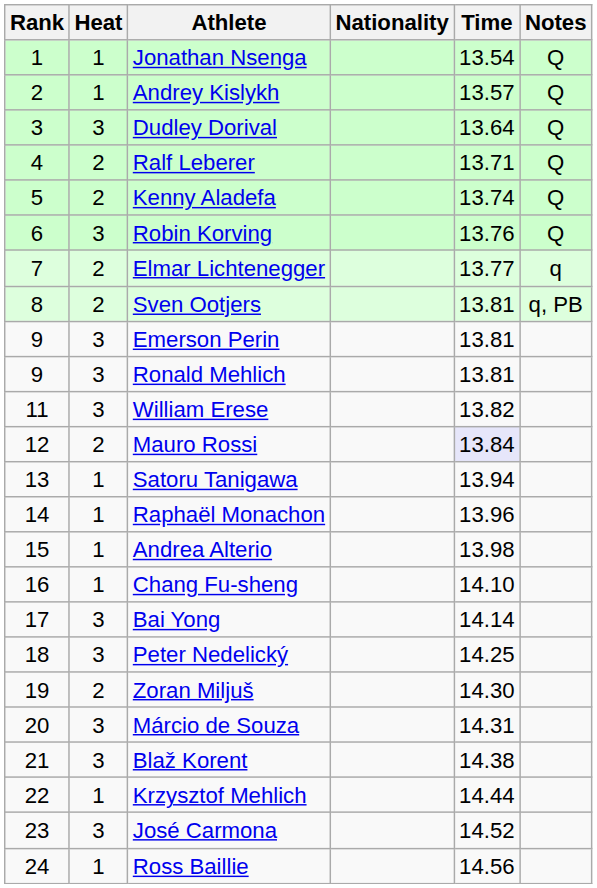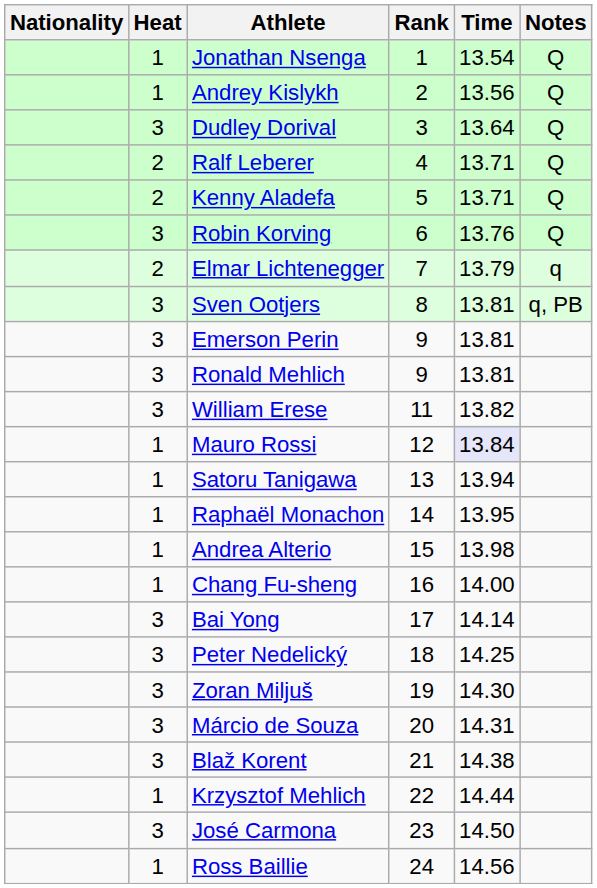columns swapped: (37, 22) <-> (392, 22)
(487, 93) 13.57 -> (487, 93) 13.56
(487, 198) 13.74 -> (487, 198) 13.71
(487, 268) 13.77 -> (487, 268) 13.79
(98, 304) 2 -> (158, 304) 3
(98, 444) 2 -> (158, 444) 1
(487, 514) 13.96 -> (487, 514) 13.95
(487, 585) 14.10 -> (487, 585) 14.00
(98, 690) 2 -> (158, 690) 3
(487, 831) 14.52 -> (487, 831) 14.50
